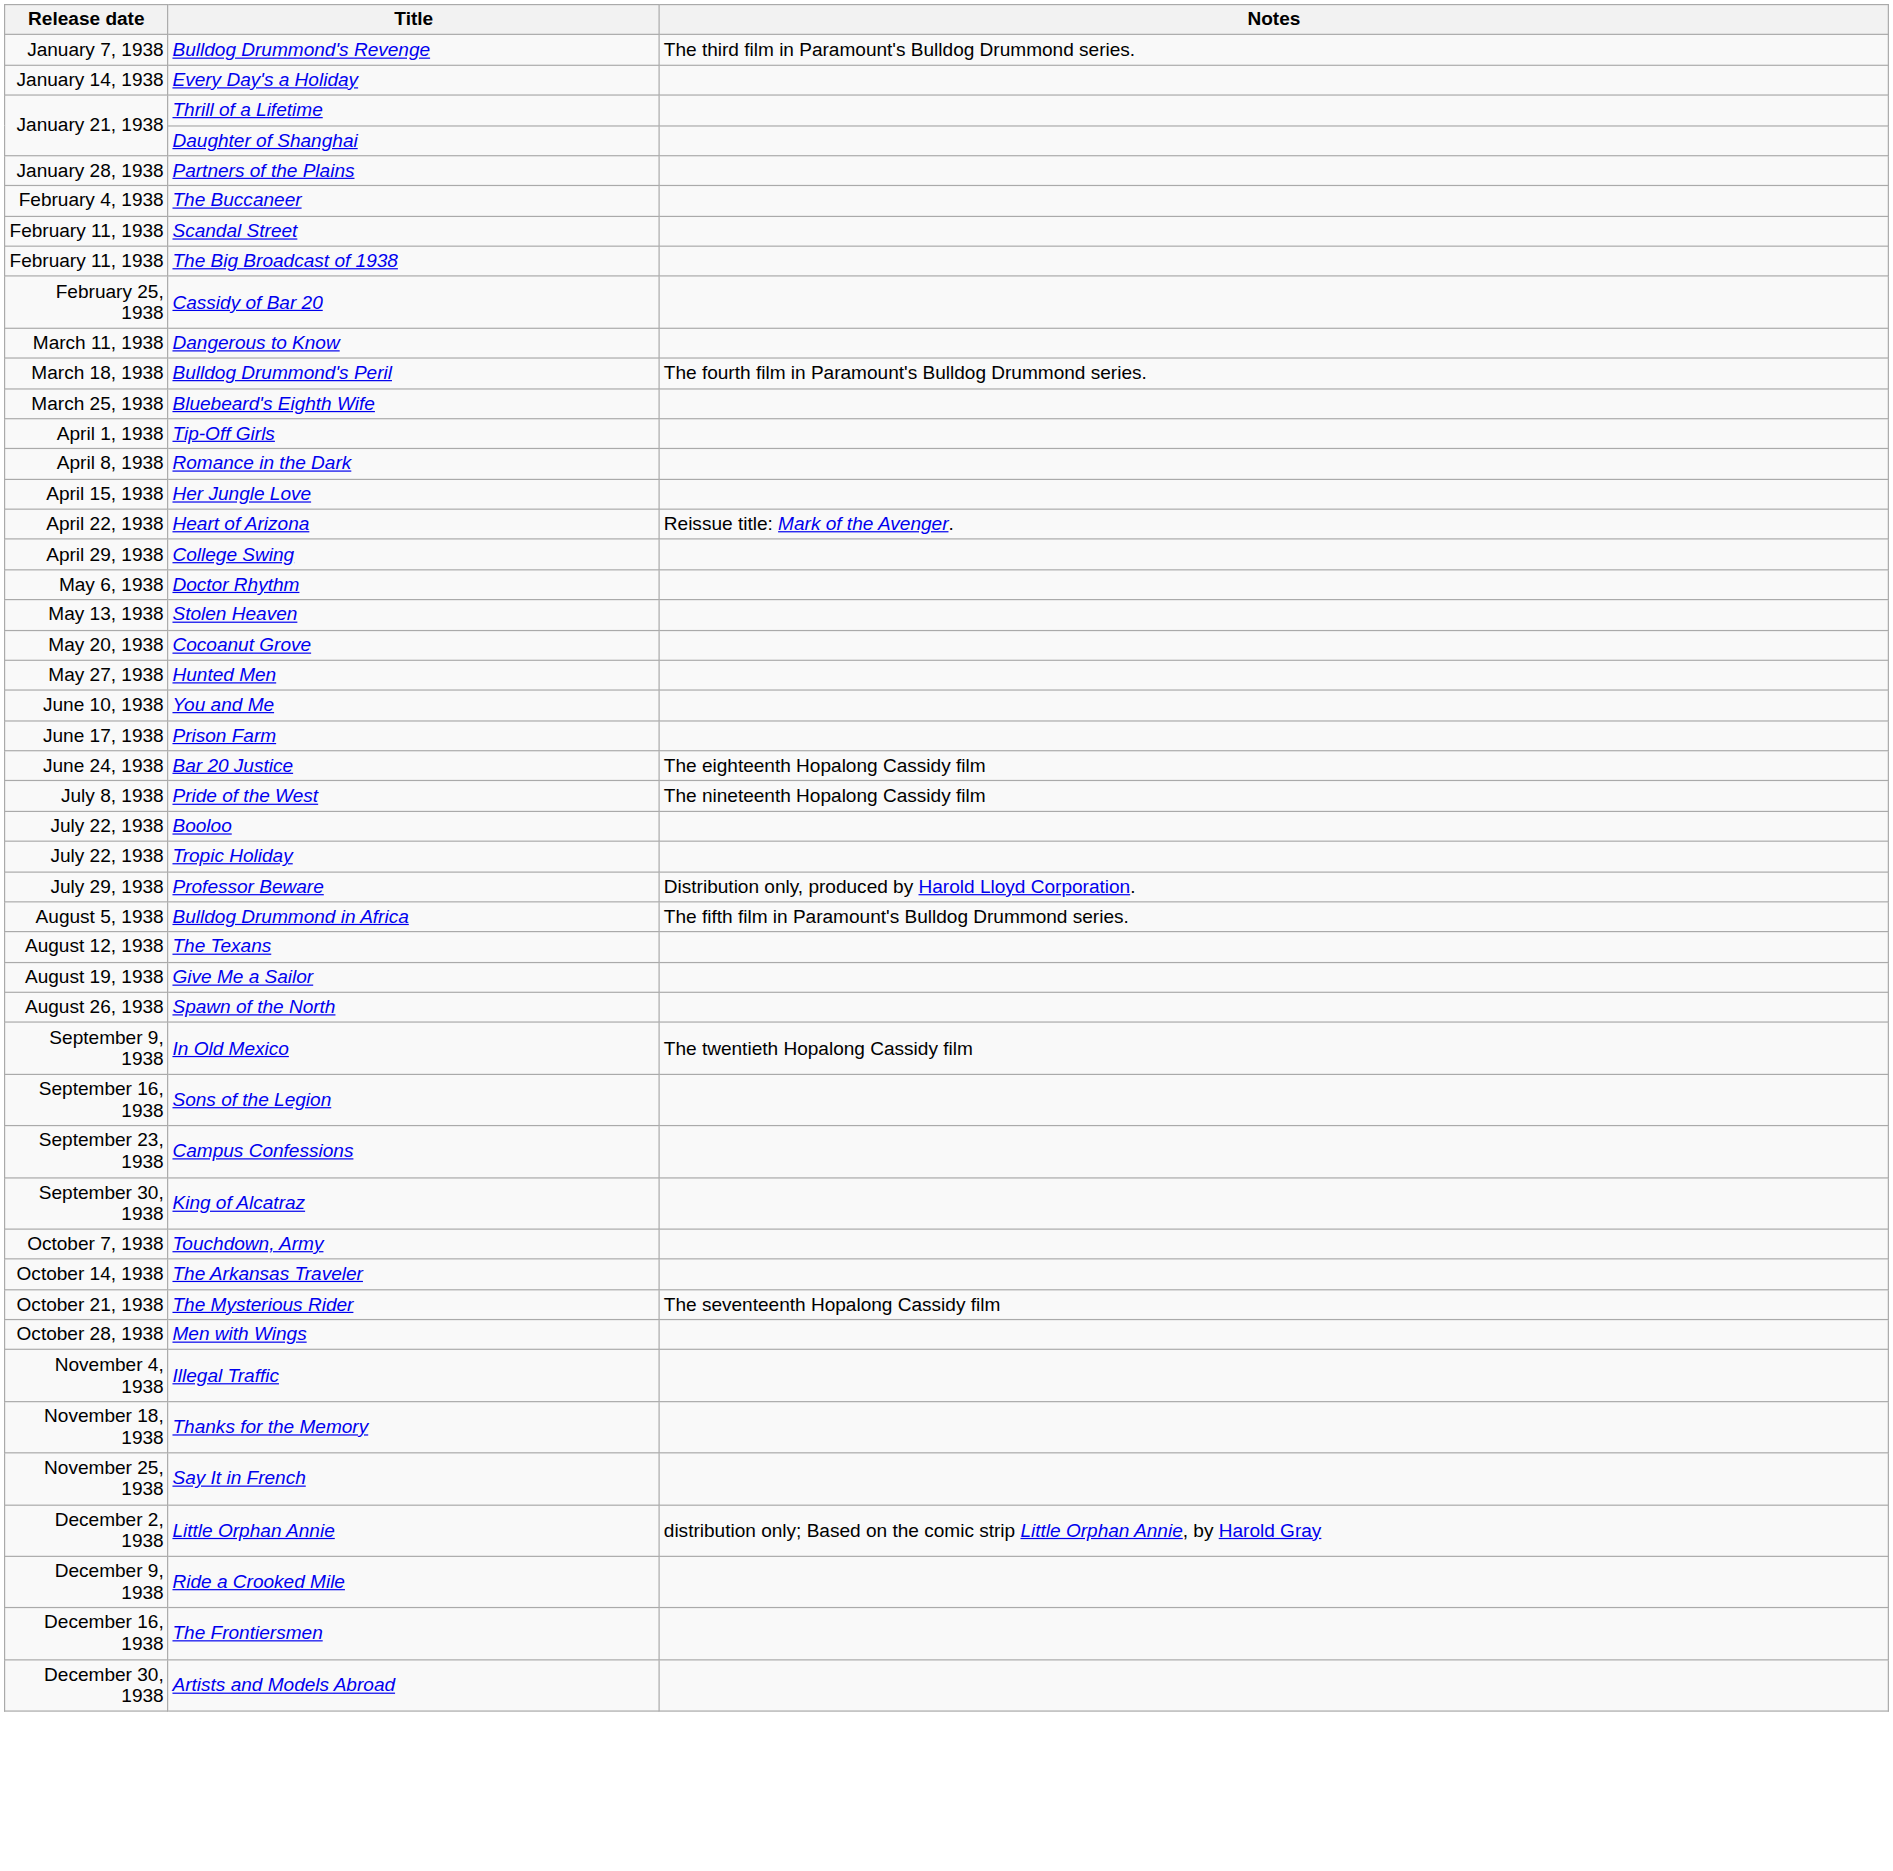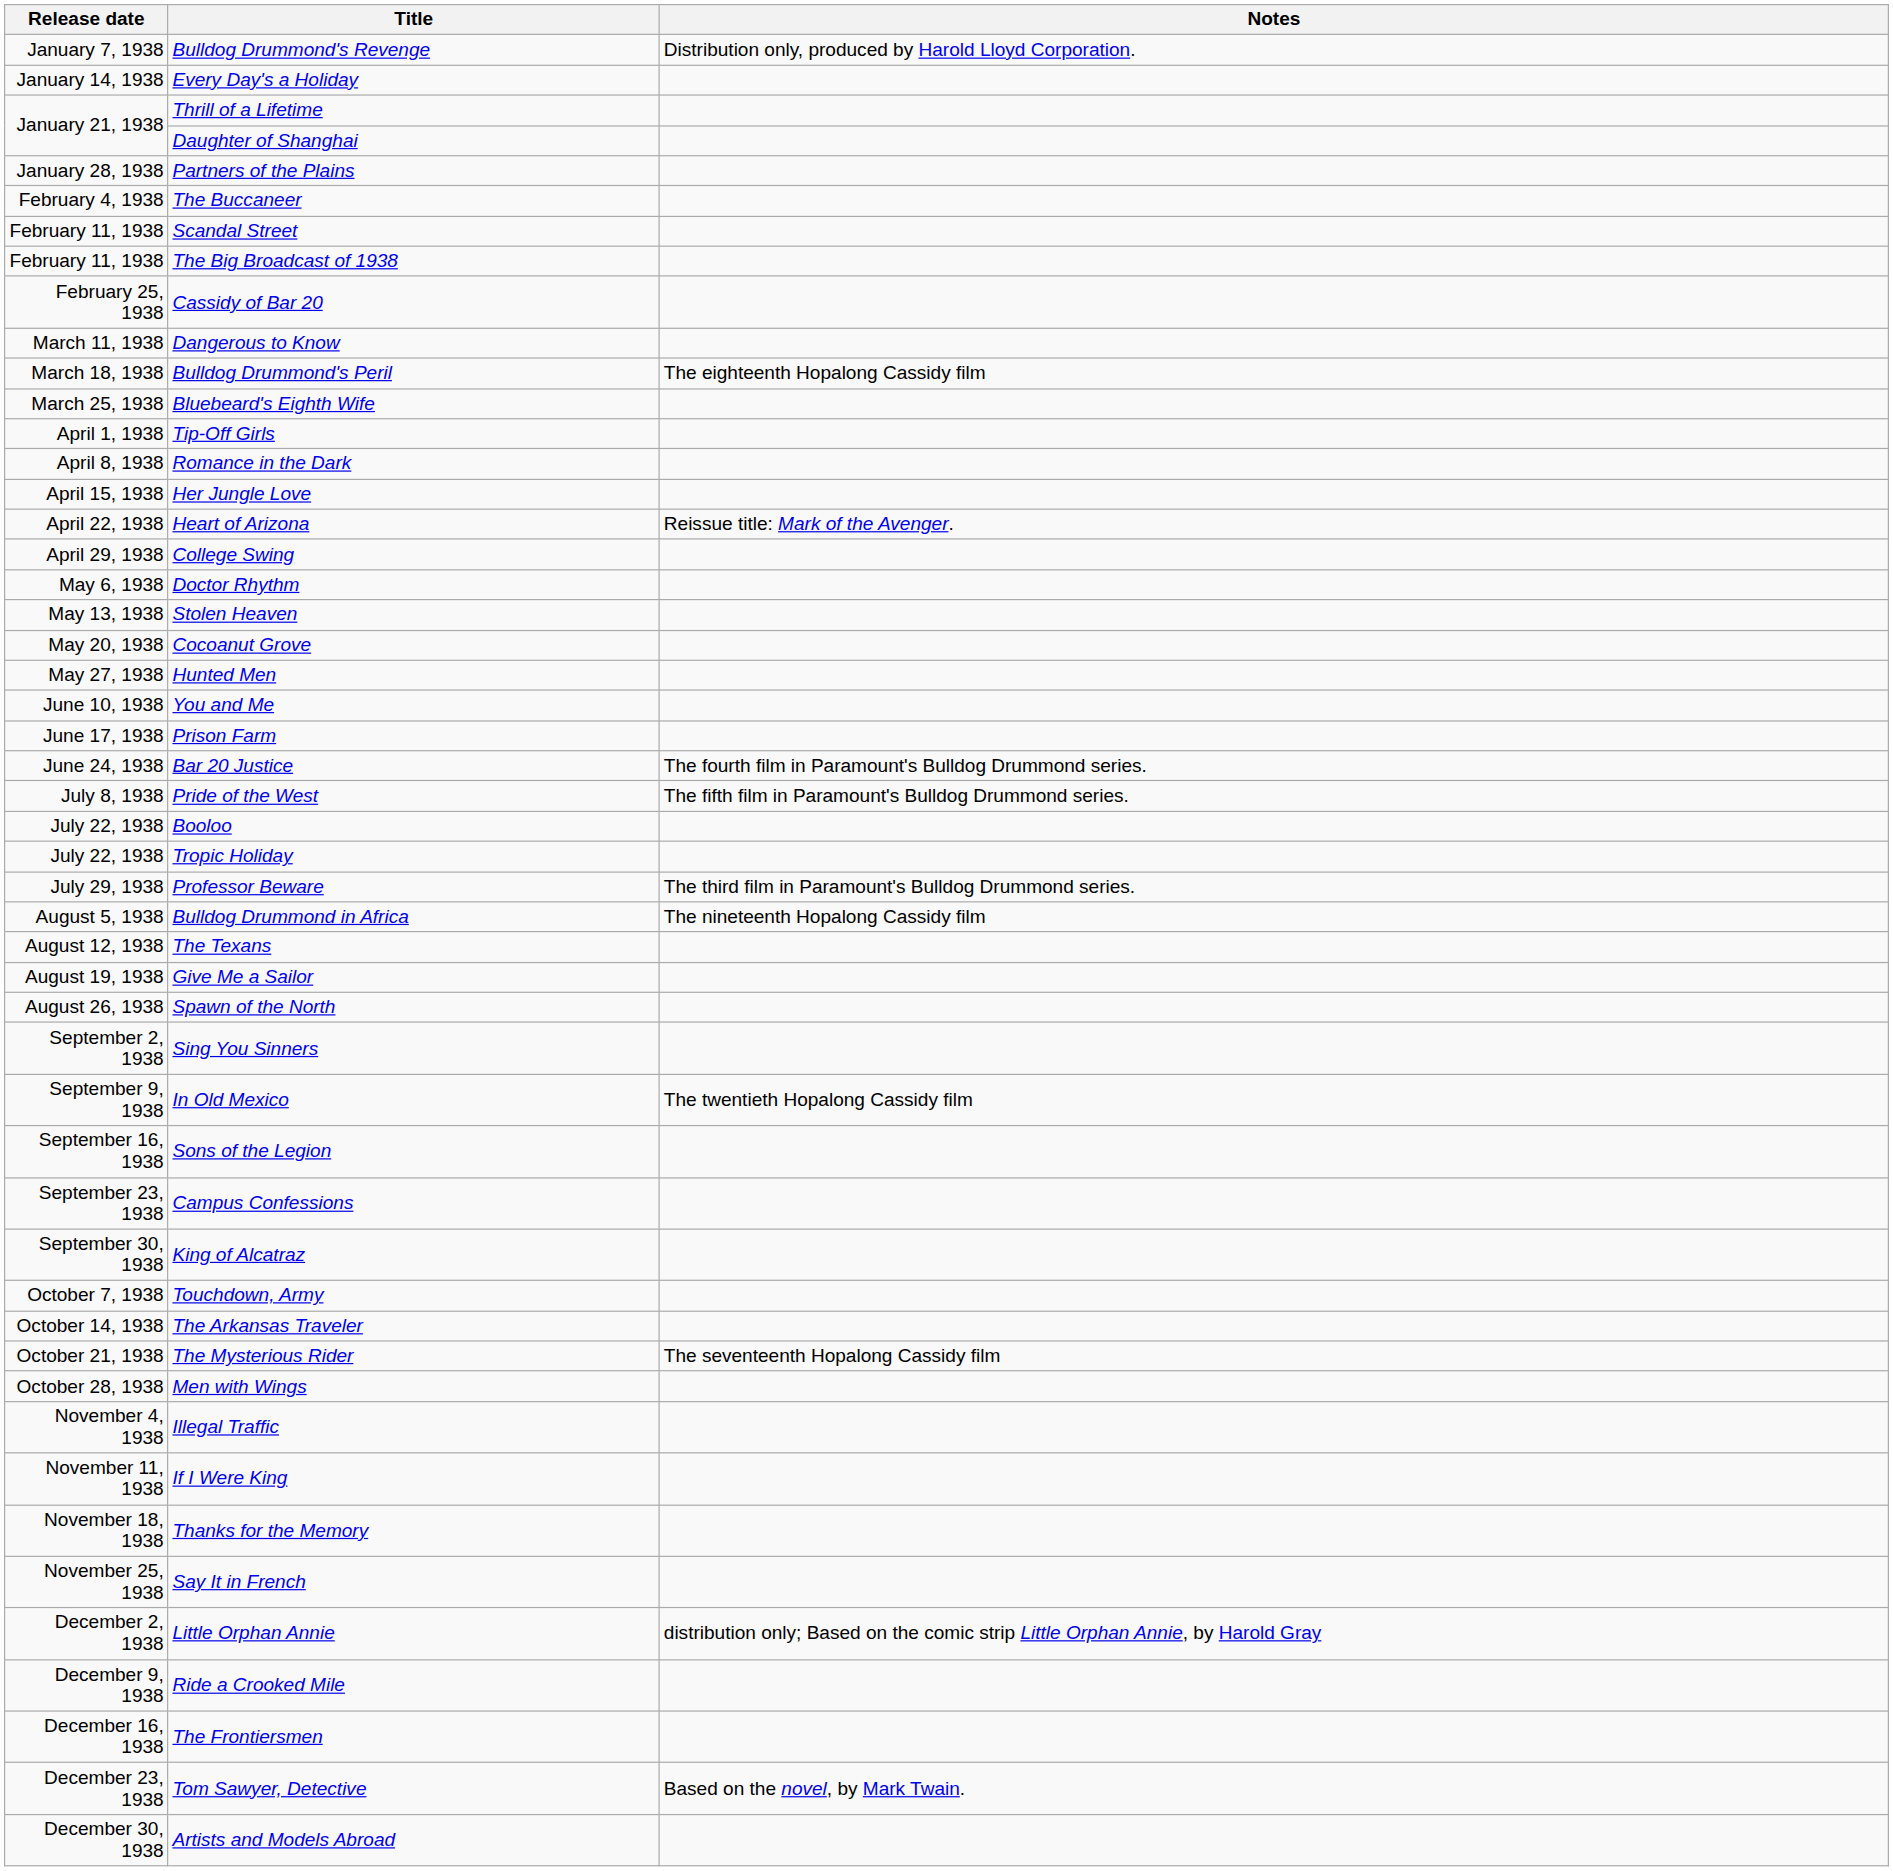(899, 49) The third film in Paramount's Bulldog Drummond series. -> (900, 49) Distribution only, produced by Harold Lloyd Corporation.
(905, 373) The fourth film in Paramount's Bulldog Drummond series. -> (825, 373) The eighteenth Hopalong Cassidy film
(825, 765) The eighteenth Hopalong Cassidy film -> (905, 765) The fourth film in Paramount's Bulldog Drummond series.
(825, 795) The nineteenth Hopalong Cassidy film -> (896, 795) The fifth film in Paramount's Bulldog Drummond series.
(900, 886) Distribution only, produced by Harold Lloyd Corporation. -> (899, 886) The third film in Paramount's Bulldog Drummond series.
(896, 916) The fifth film in Paramount's Bulldog Drummond series. -> (825, 916) The nineteenth Hopalong Cassidy film
+ row: (245, 1048)
+ row: (230, 1478)
+ row: (269, 1788)
